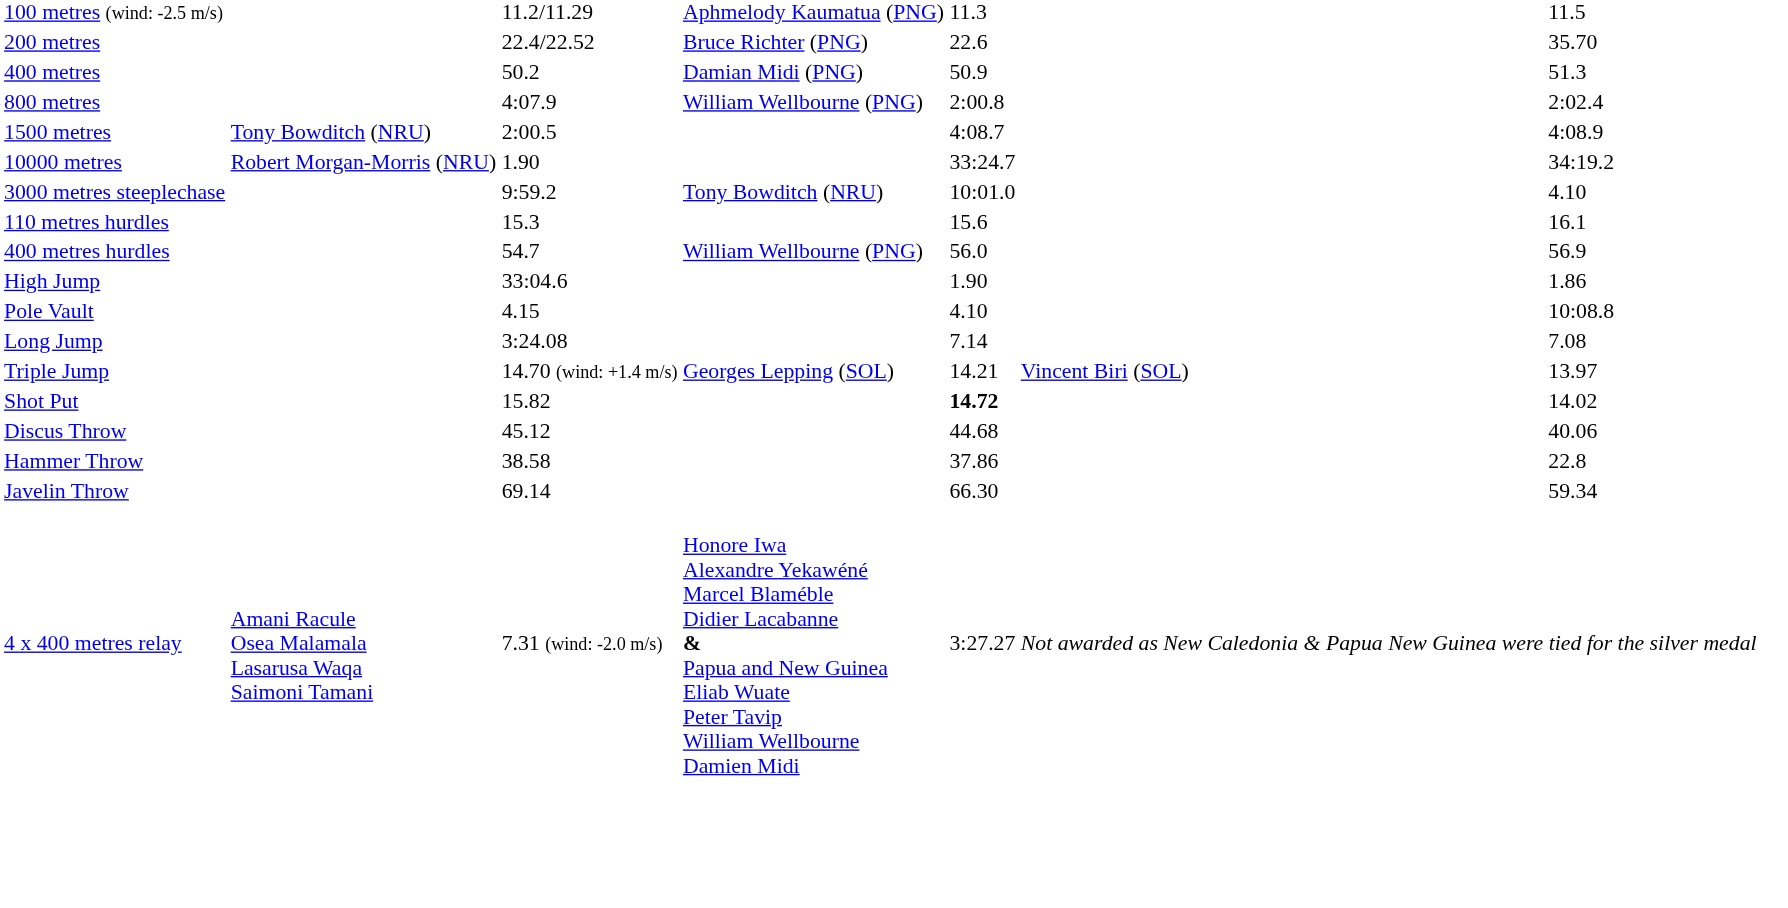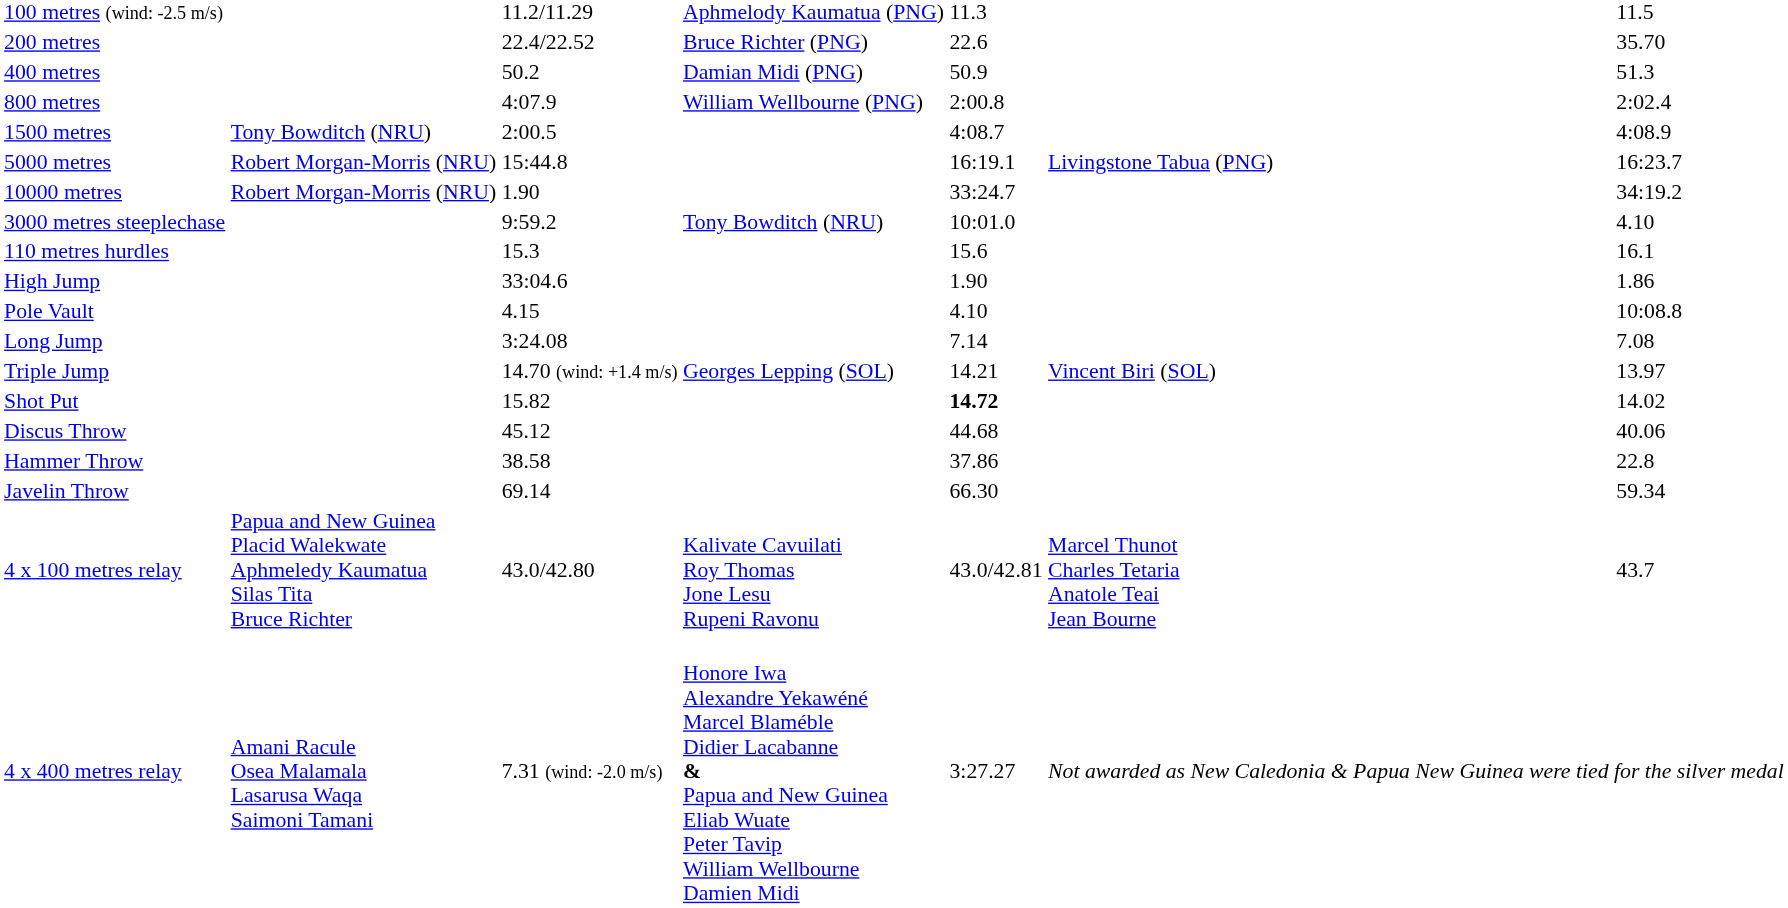+ row: (58, 161)
- row: (87, 251)
+ row: (93, 569)
